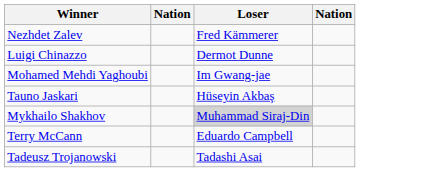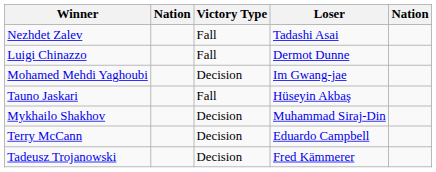+ column: (232, 14)
(237, 34) Fred Kämmerer -> (306, 34) Tadashi Asai
(253, 116) lightgrey background -> (329, 116) no background
(229, 156) Tadashi Asai -> (314, 156) Fred Kämmerer
